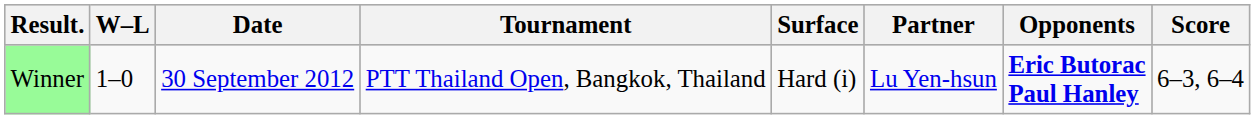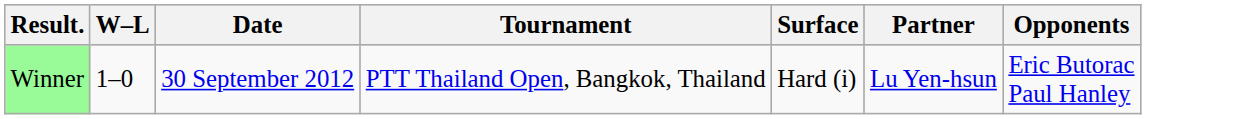- column: (1201, 24)
(1077, 78) bold -> (1071, 78) normal
